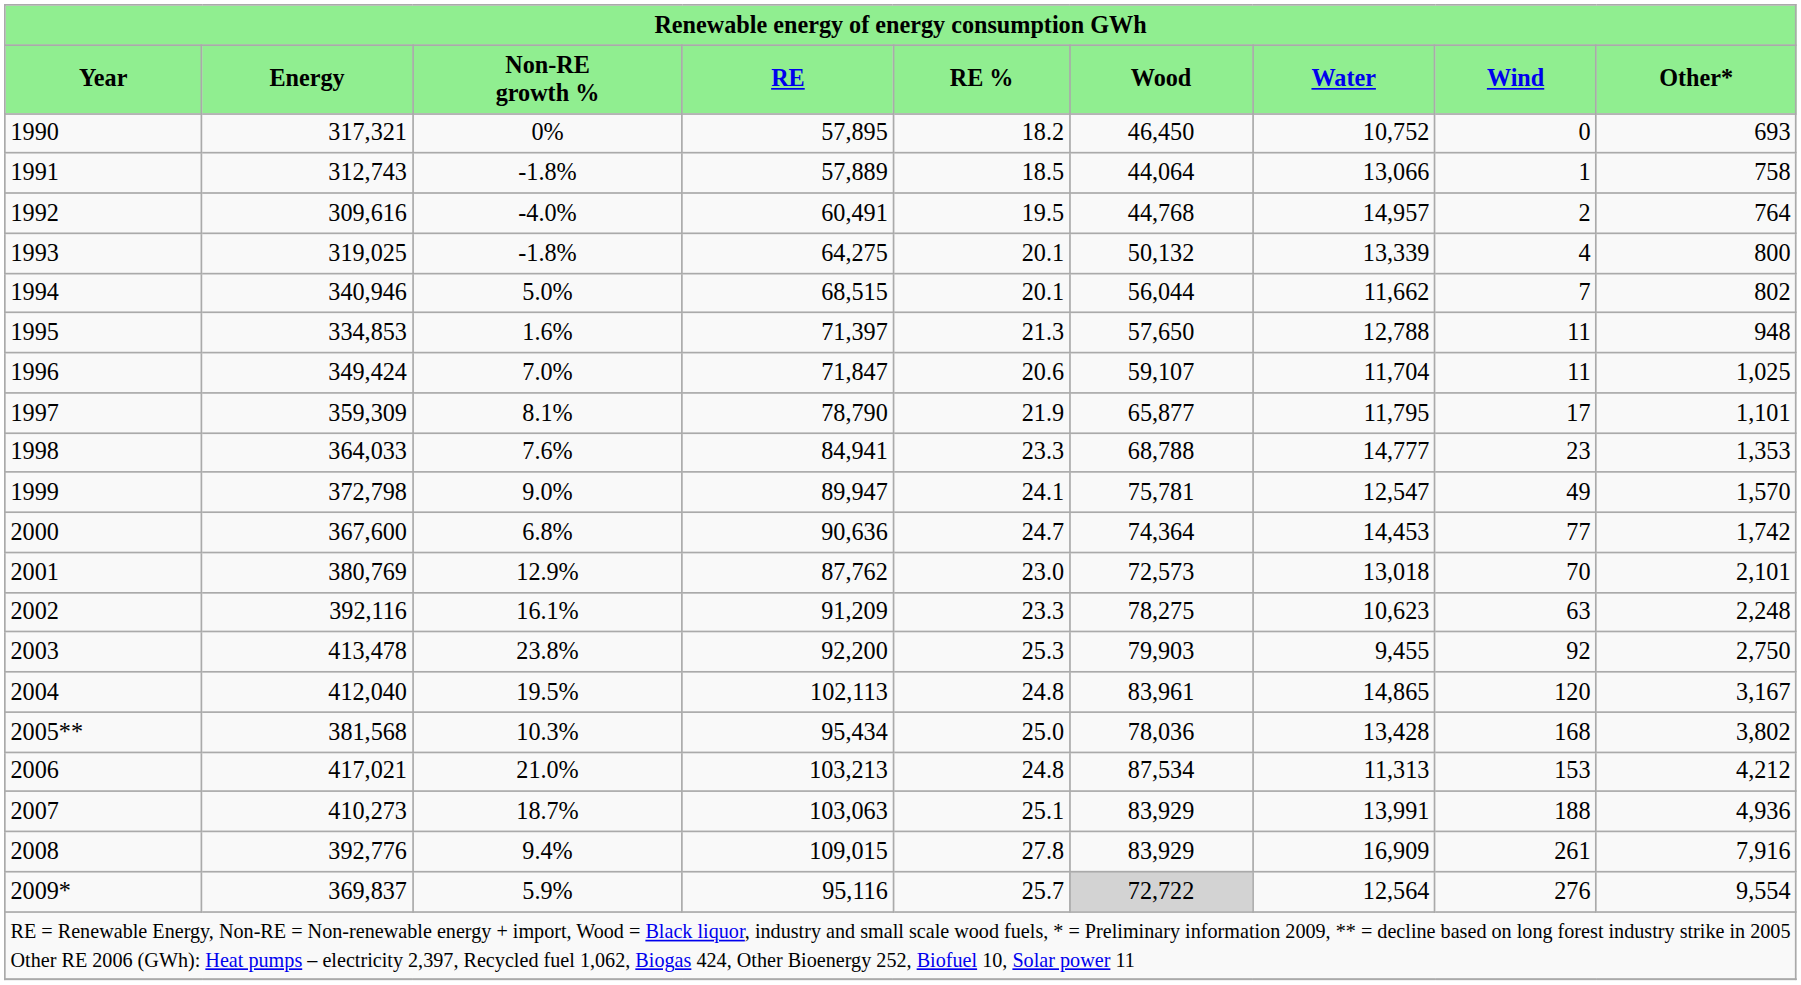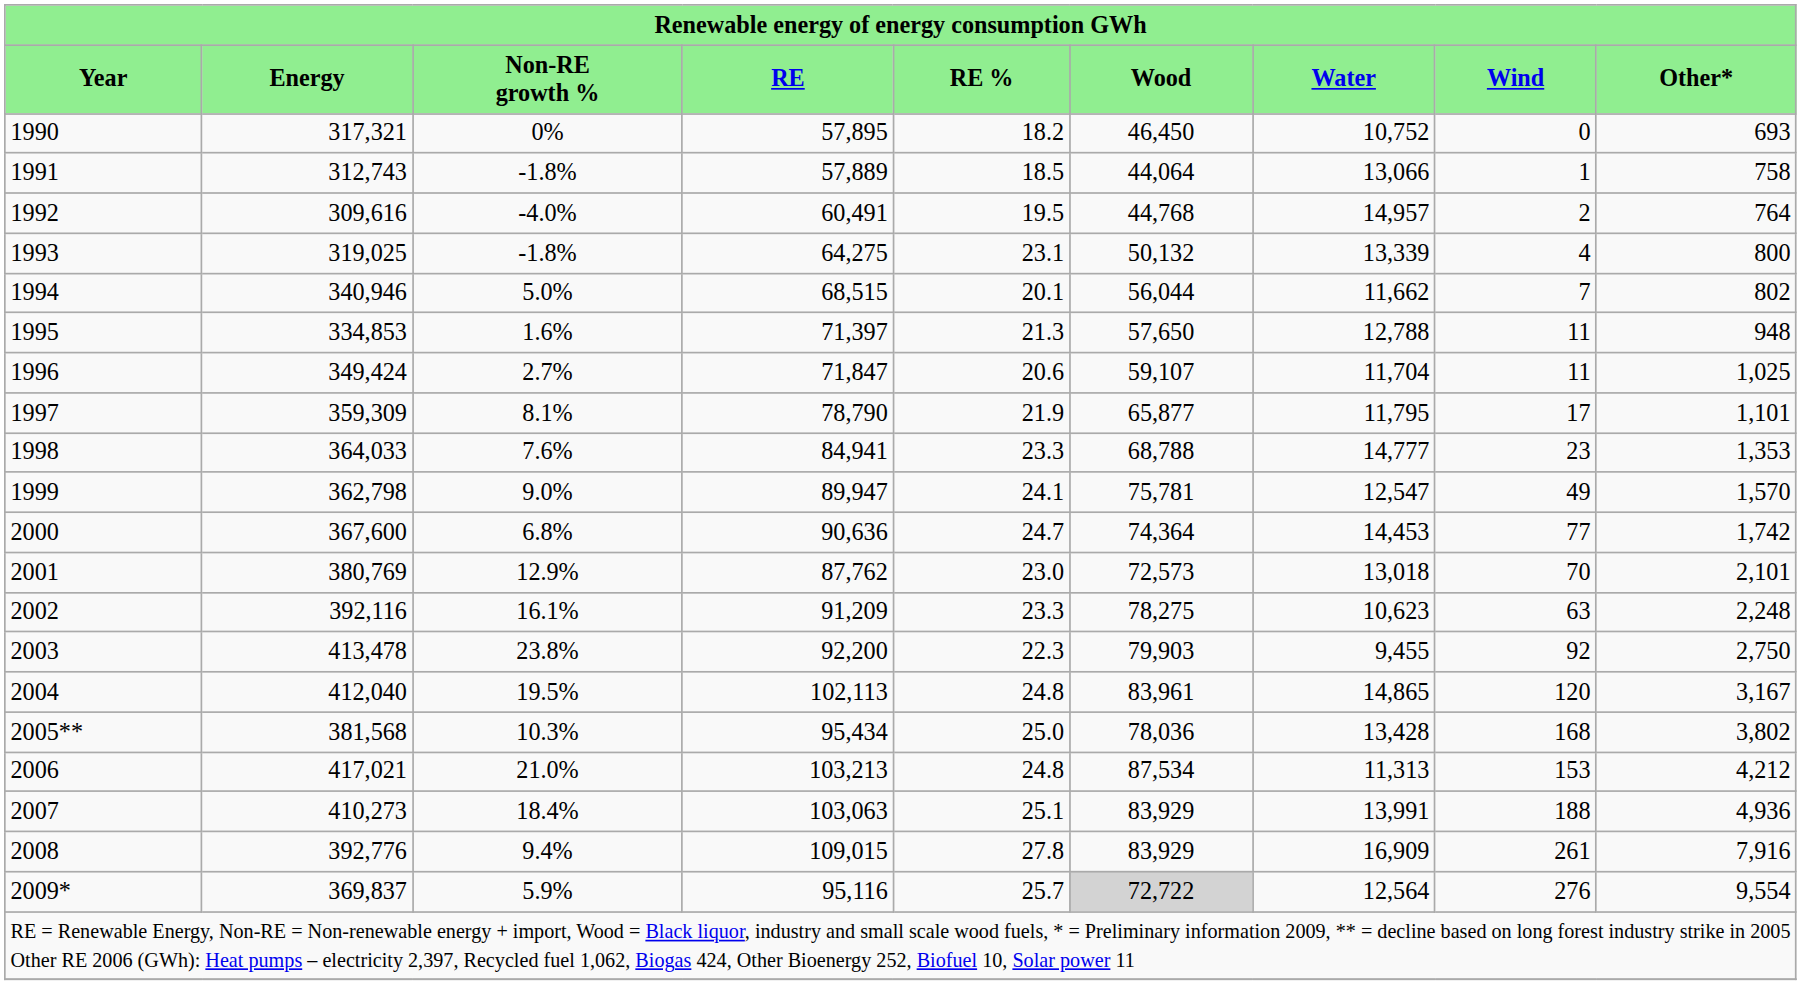(1043, 252) 20.1 -> (1043, 252) 23.1
(548, 372) 7.0% -> (548, 372) 2.7%
(368, 492) 372,798 -> (368, 492) 362,798
(1043, 651) 25.3 -> (1043, 651) 22.3
(548, 811) 18.7% -> (548, 811) 18.4%
